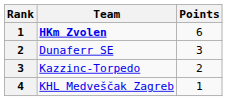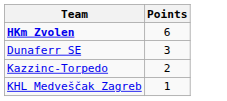- column: (21, 14)
